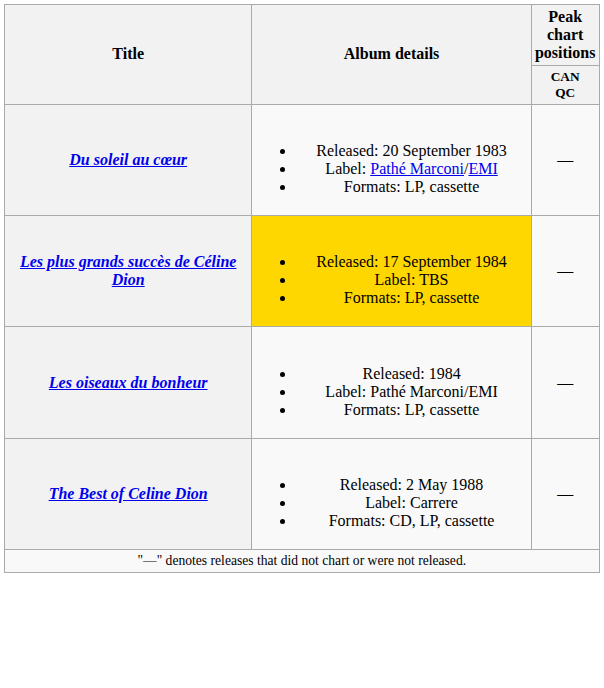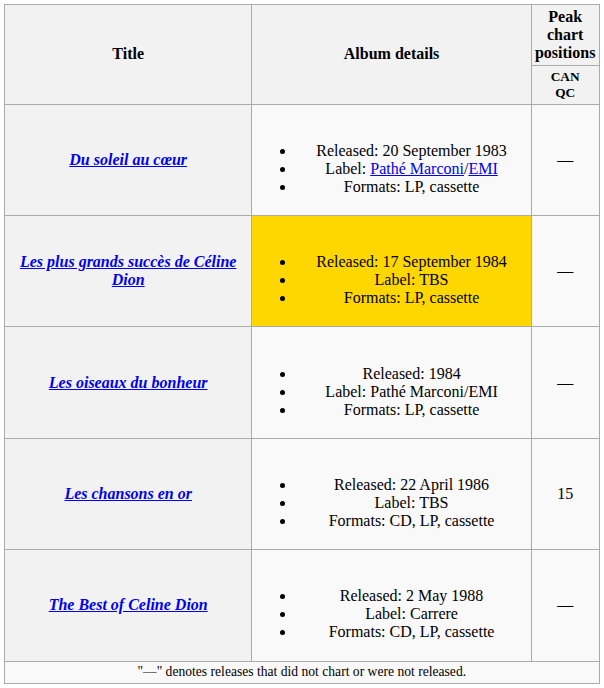+ row: (128, 494)
